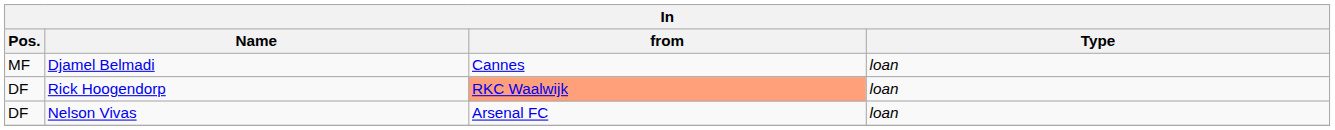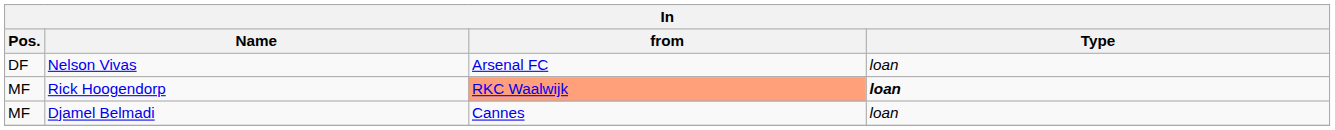rows swapped: (92, 113) <-> (101, 65)
(18, 89) DF -> (19, 89) MF
(884, 89) normal -> (885, 89) bold
